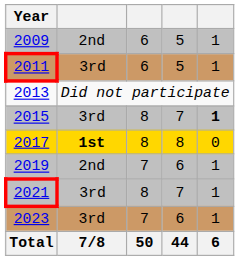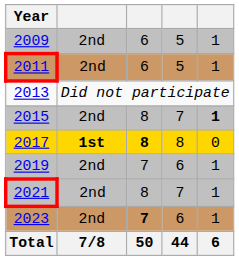(92, 67) 3rd -> (92, 67) 2nd
(92, 118) 3rd -> (92, 118) 2nd
(144, 142) normal -> (144, 142) bold
(92, 193) 3rd -> (92, 193) 2nd
(92, 218) 3rd -> (92, 218) 2nd
(144, 218) normal -> (144, 218) bold
